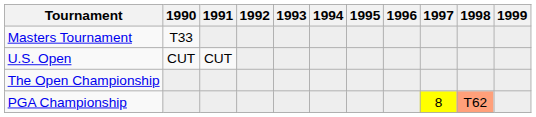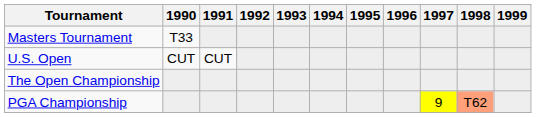(439, 102) 8 -> (439, 102) 9
